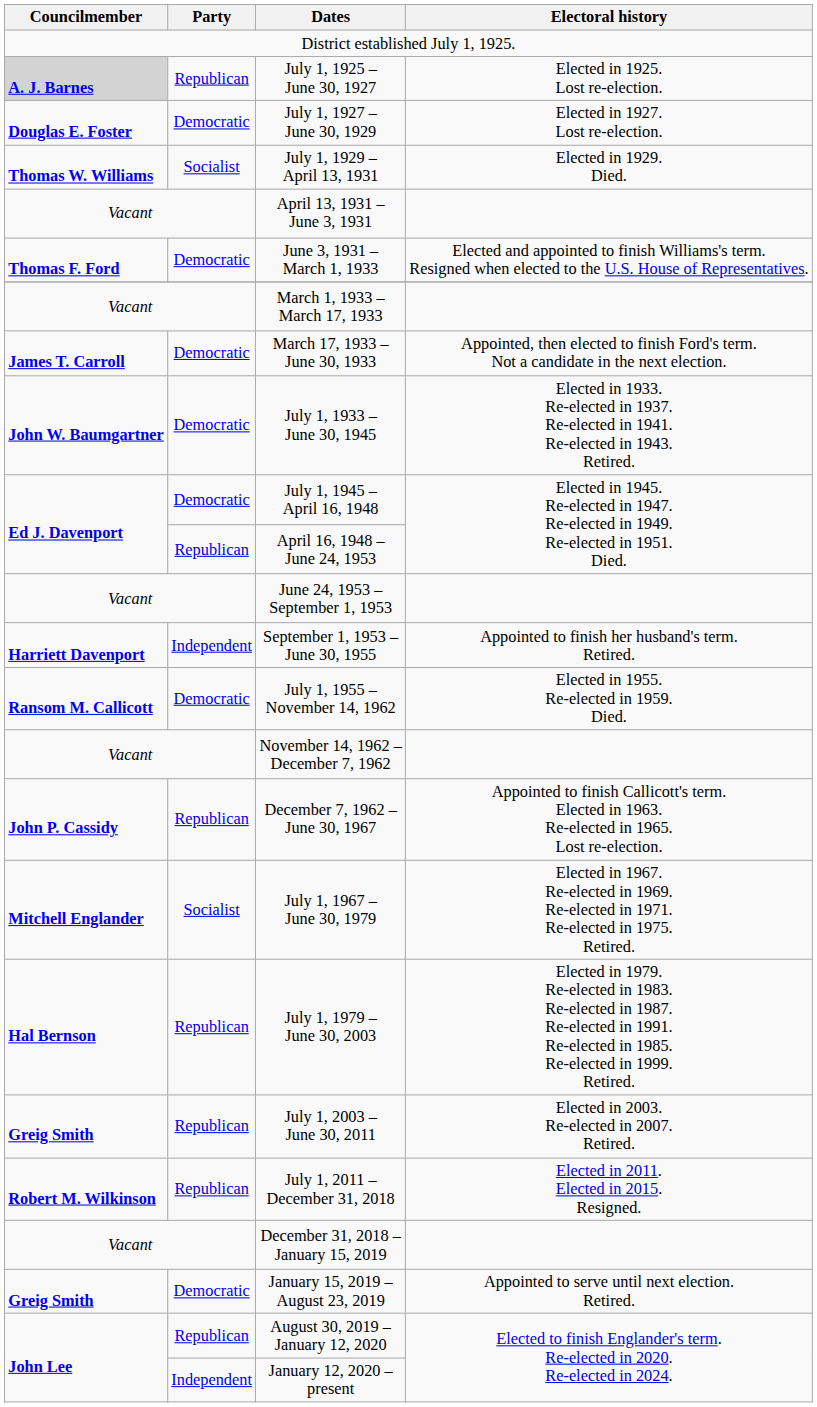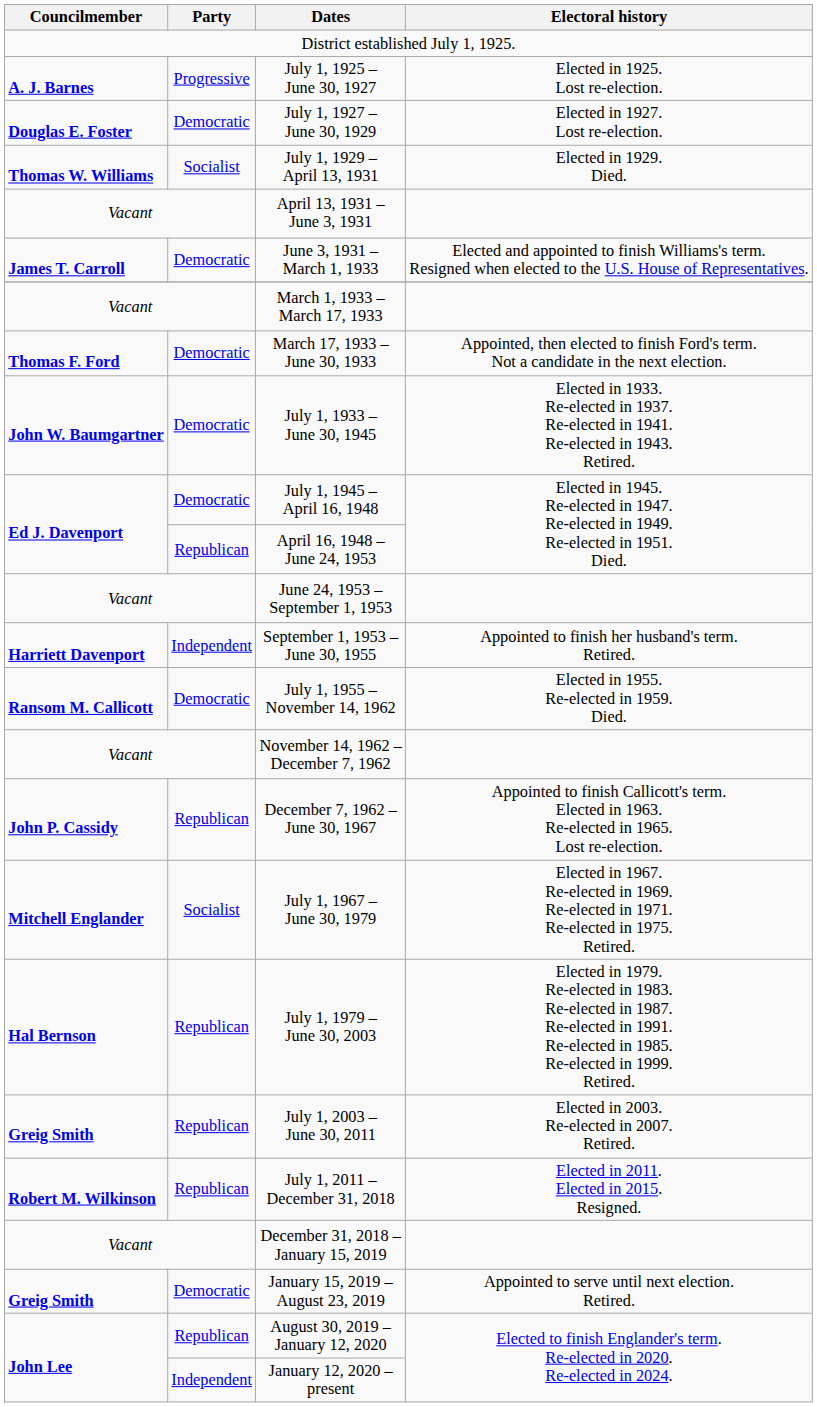(51, 87) lightgrey background -> (51, 87) no background
(212, 78) Republican -> (212, 78) Progressive
(64, 269) Thomas F. Ford -> (67, 269) James T. Carroll
(67, 362) James T. Carroll -> (64, 362) Thomas F. Ford
